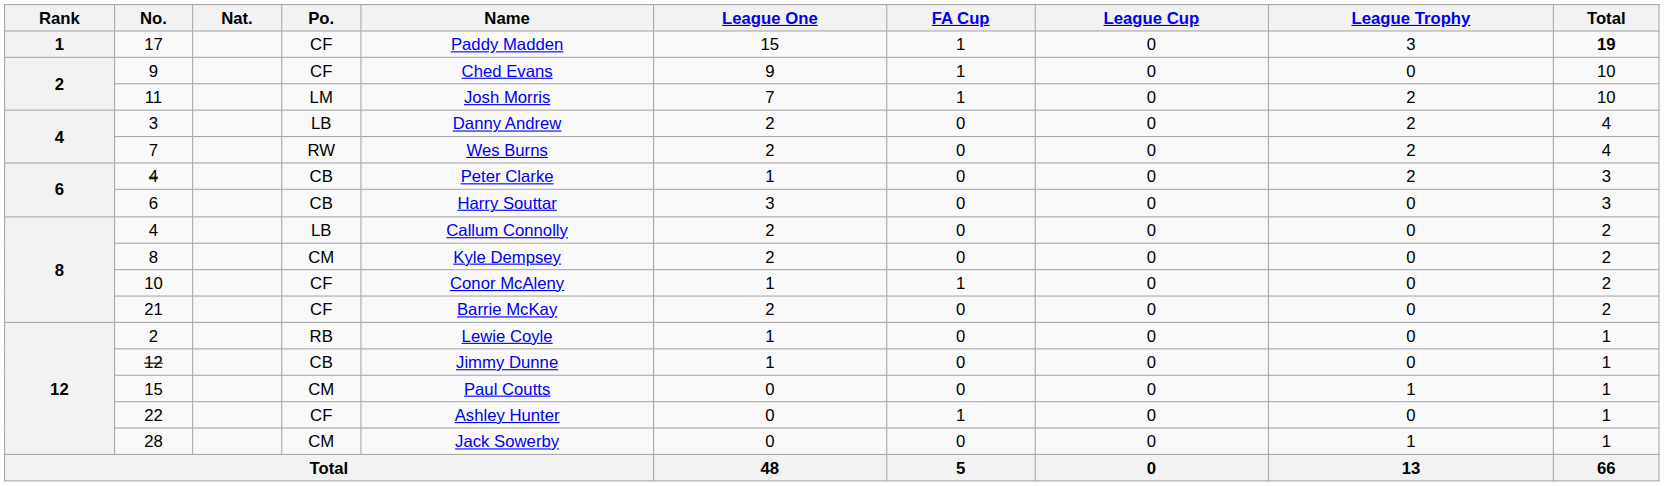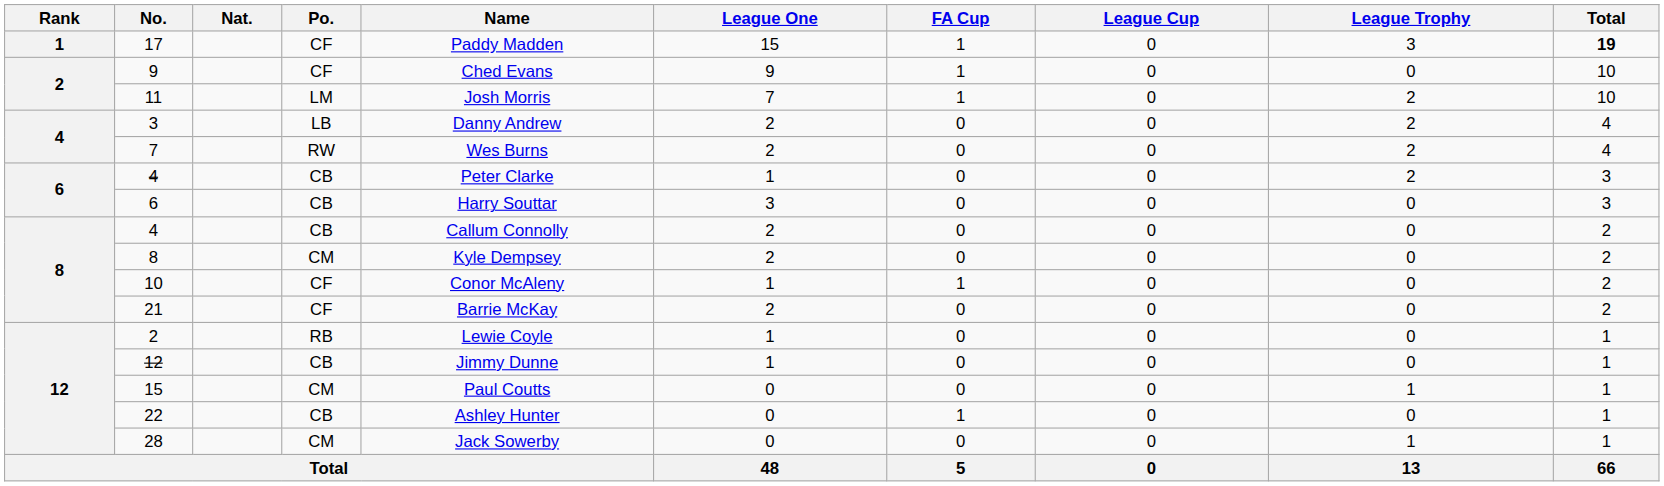(321, 230) LB -> (321, 230) CB
(321, 415) CF -> (321, 415) CB
